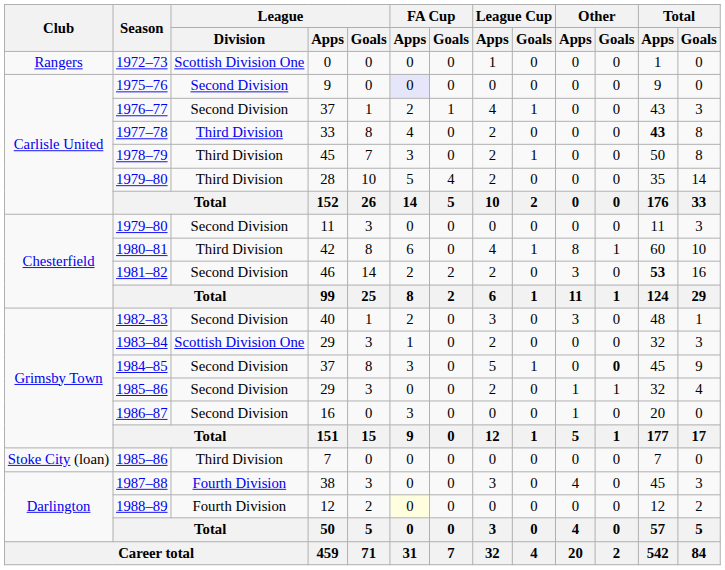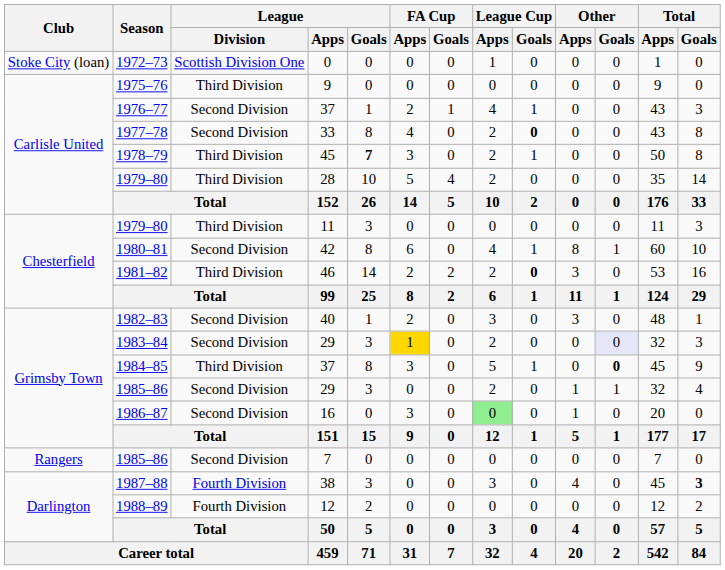(59, 62) Rangers -> (59, 62) Stoke City (loan)
(239, 86) Second Division -> (239, 86) Third Division
(410, 86) lavender background -> (410, 86) no background
(239, 132) Third Division -> (239, 132) Second Division
(534, 132) normal -> (534, 132) bold
(658, 132) bold -> (658, 132) normal
(369, 156) normal -> (369, 156) bold
(239, 226) Second Division -> (239, 226) Third Division
(239, 249) Third Division -> (239, 249) Second Division
(239, 272) Second Division -> (239, 272) Third Division
(534, 272) normal -> (534, 272) bold
(658, 272) bold -> (658, 272) normal
(239, 343) Scottish Division One -> (239, 343) Second Division
(410, 343) no background -> (410, 343) gold background
(617, 343) no background -> (617, 343) lavender background
(239, 366) Second Division -> (239, 366) Third Division
(492, 413) no background -> (492, 413) lightgreen background
(59, 459) Stoke City (loan) -> (59, 459) Rangers
(239, 459) Third Division -> (239, 459) Second Division
(699, 483) normal -> (699, 483) bold
(410, 506) lightyellow background -> (410, 506) no background
